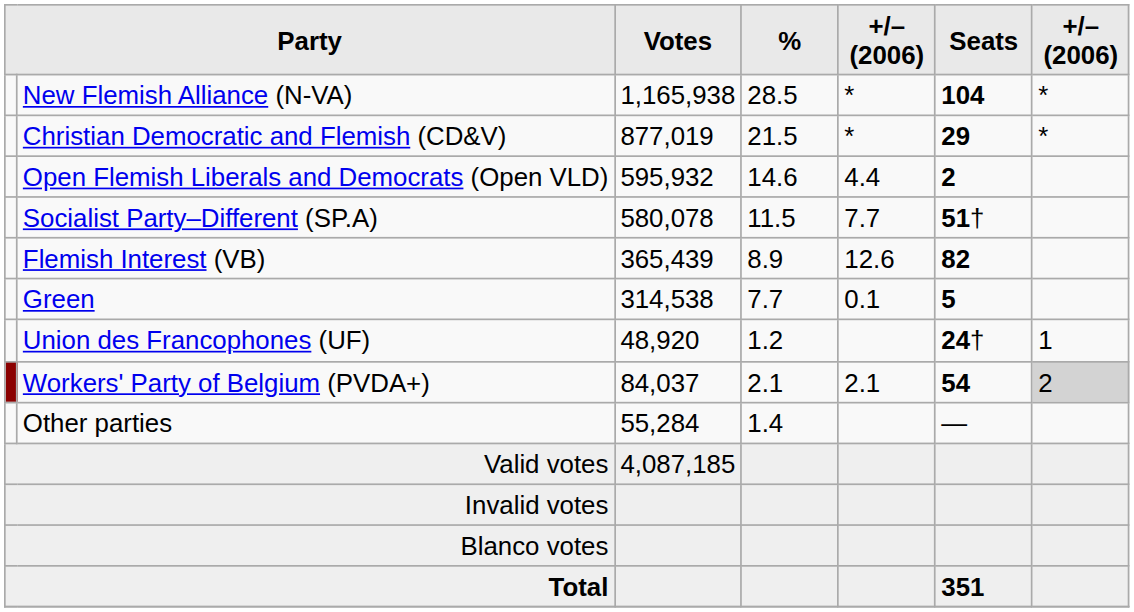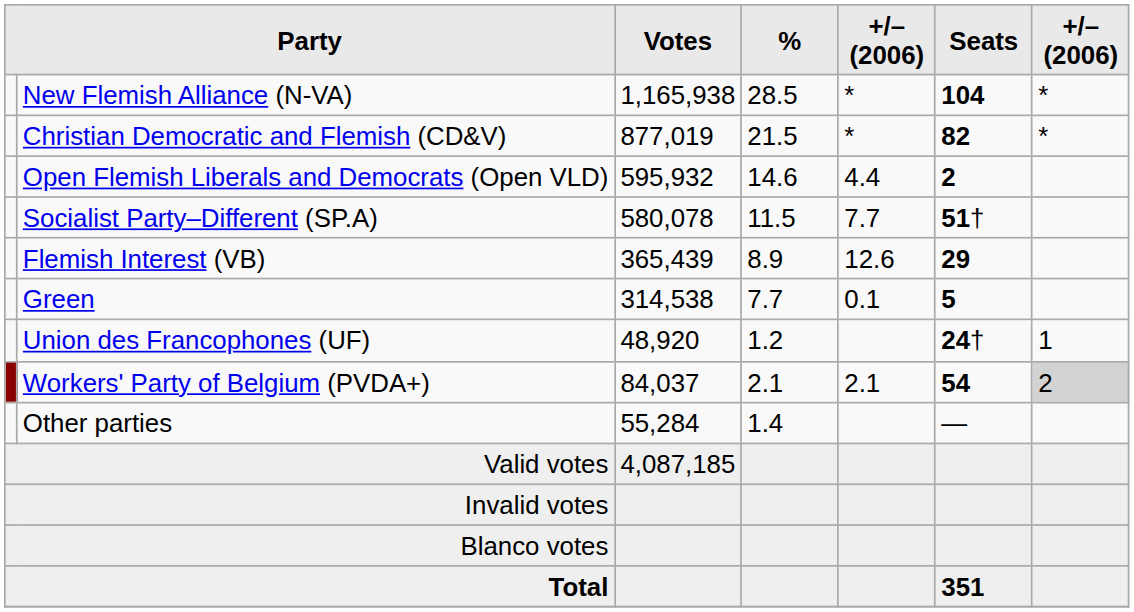(956, 136) 29 -> (956, 136) 82
(956, 259) 82 -> (956, 259) 29
